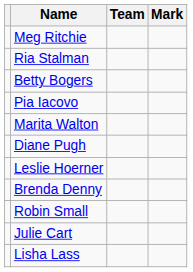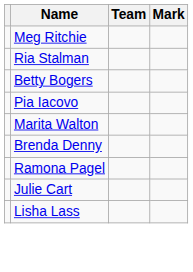- row: (50, 146)
- row: (59, 168)
- row: (51, 211)
+ row: (59, 168)
